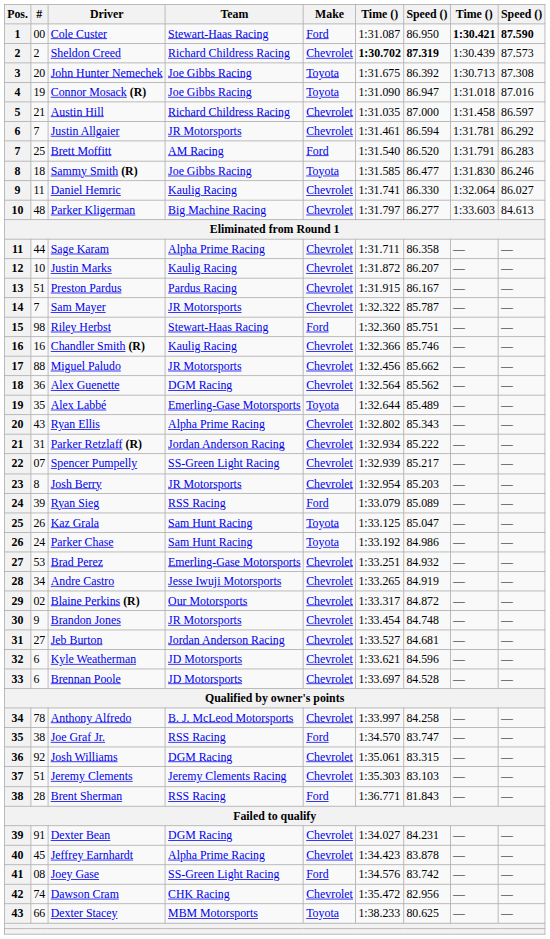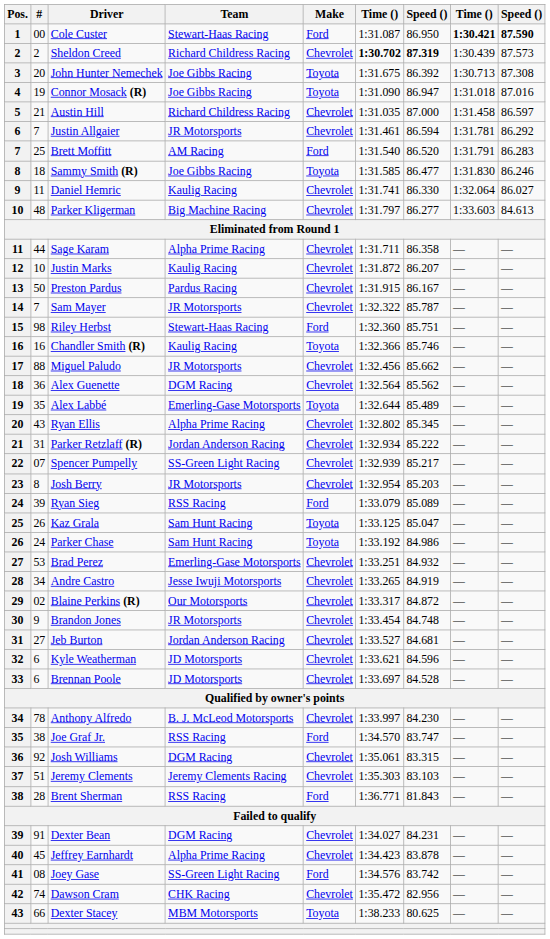(39, 288) 51 -> (39, 288) 50
(330, 346) Chevrolet -> (323, 346) Toyota
(423, 424) 85.343 -> (423, 424) 85.345
(423, 718) 84.258 -> (423, 718) 84.230
